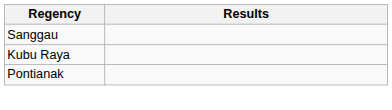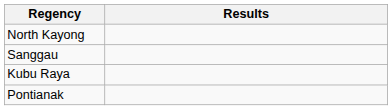+ row: (46, 34)
